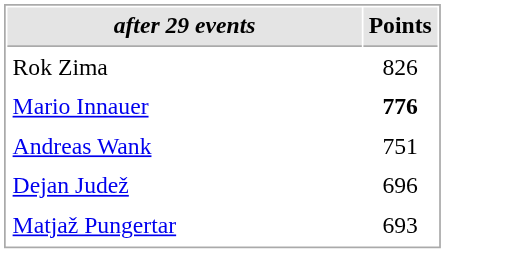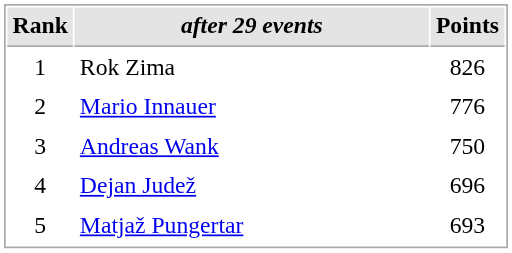+ column: (40, 26)
(400, 106) bold -> (467, 106) normal
(400, 146) 751 -> (467, 146) 750
